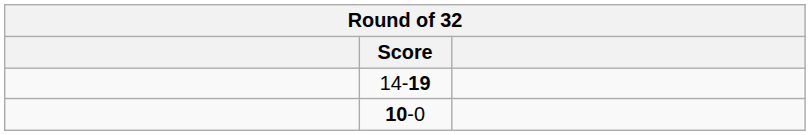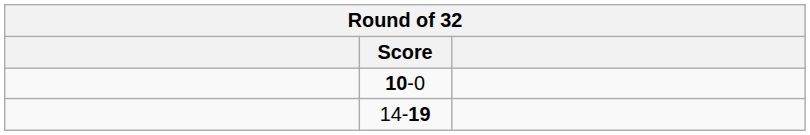rows swapped: (405, 84) <-> (405, 115)
